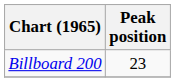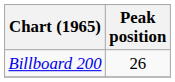(138, 63) 23 -> (138, 63) 26
